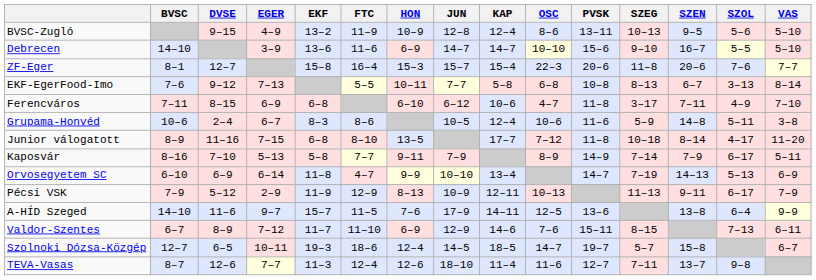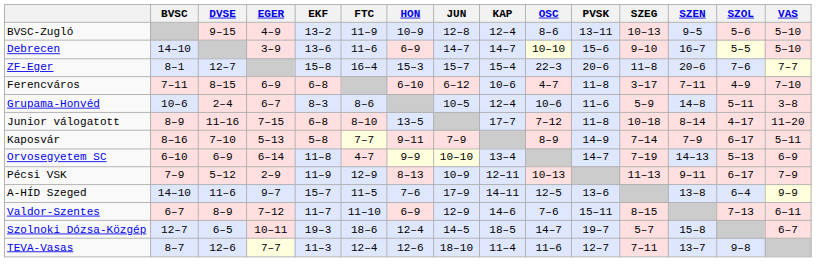- row: (60, 85)
